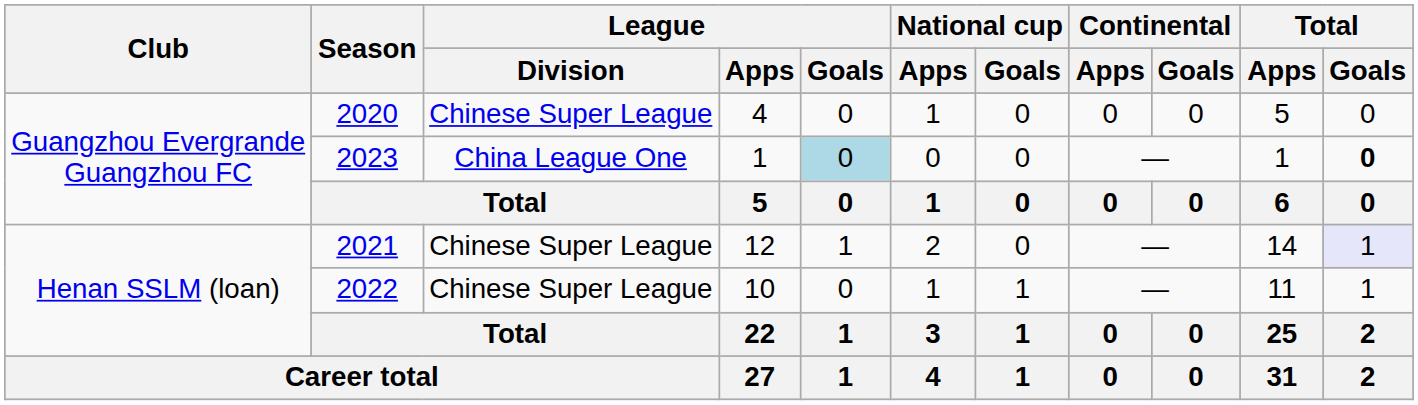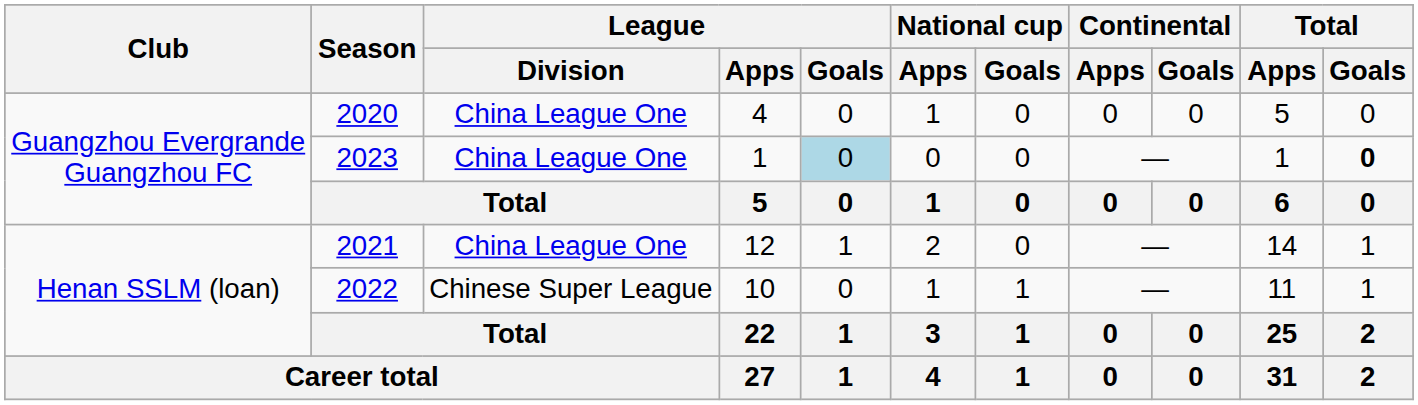(571, 114) Chinese Super League -> (571, 114) China League One
(571, 245) Chinese Super League -> (571, 245) China League One
(1368, 245) lavender background -> (1368, 245) no background
